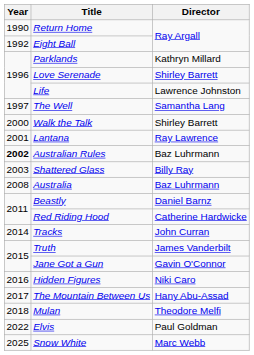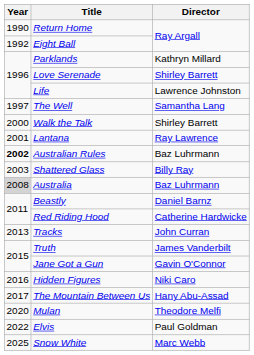(18, 185) no background -> (18, 185) lightgrey background
(18, 232) 2014 -> (18, 232) 2013
(18, 311) 2018 -> (18, 311) 2020
